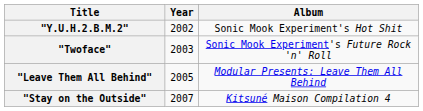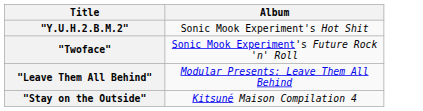- column: (182, 12)
